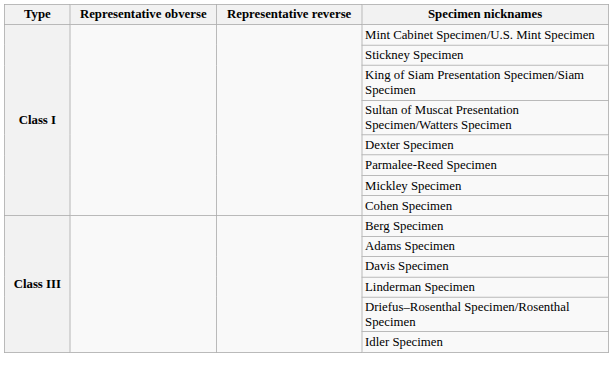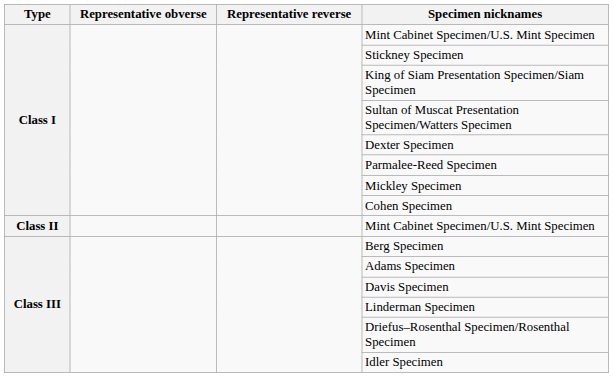+ row: (37, 226)
